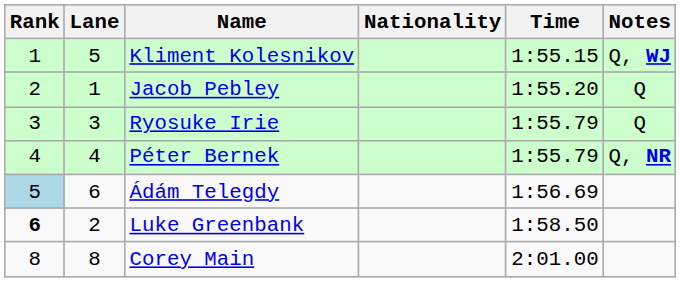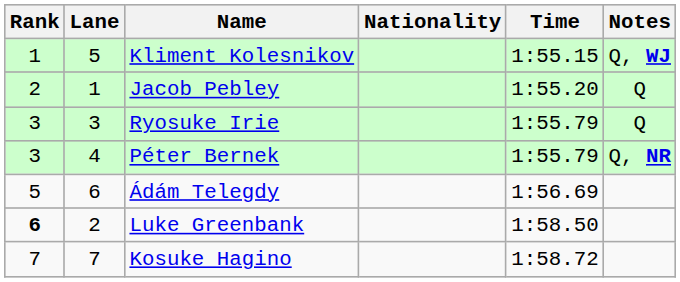(35, 157) 4 -> (35, 157) 3
(35, 191) lightblue background -> (35, 191) no background
+ row: (211, 259)
- row: (192, 259)
